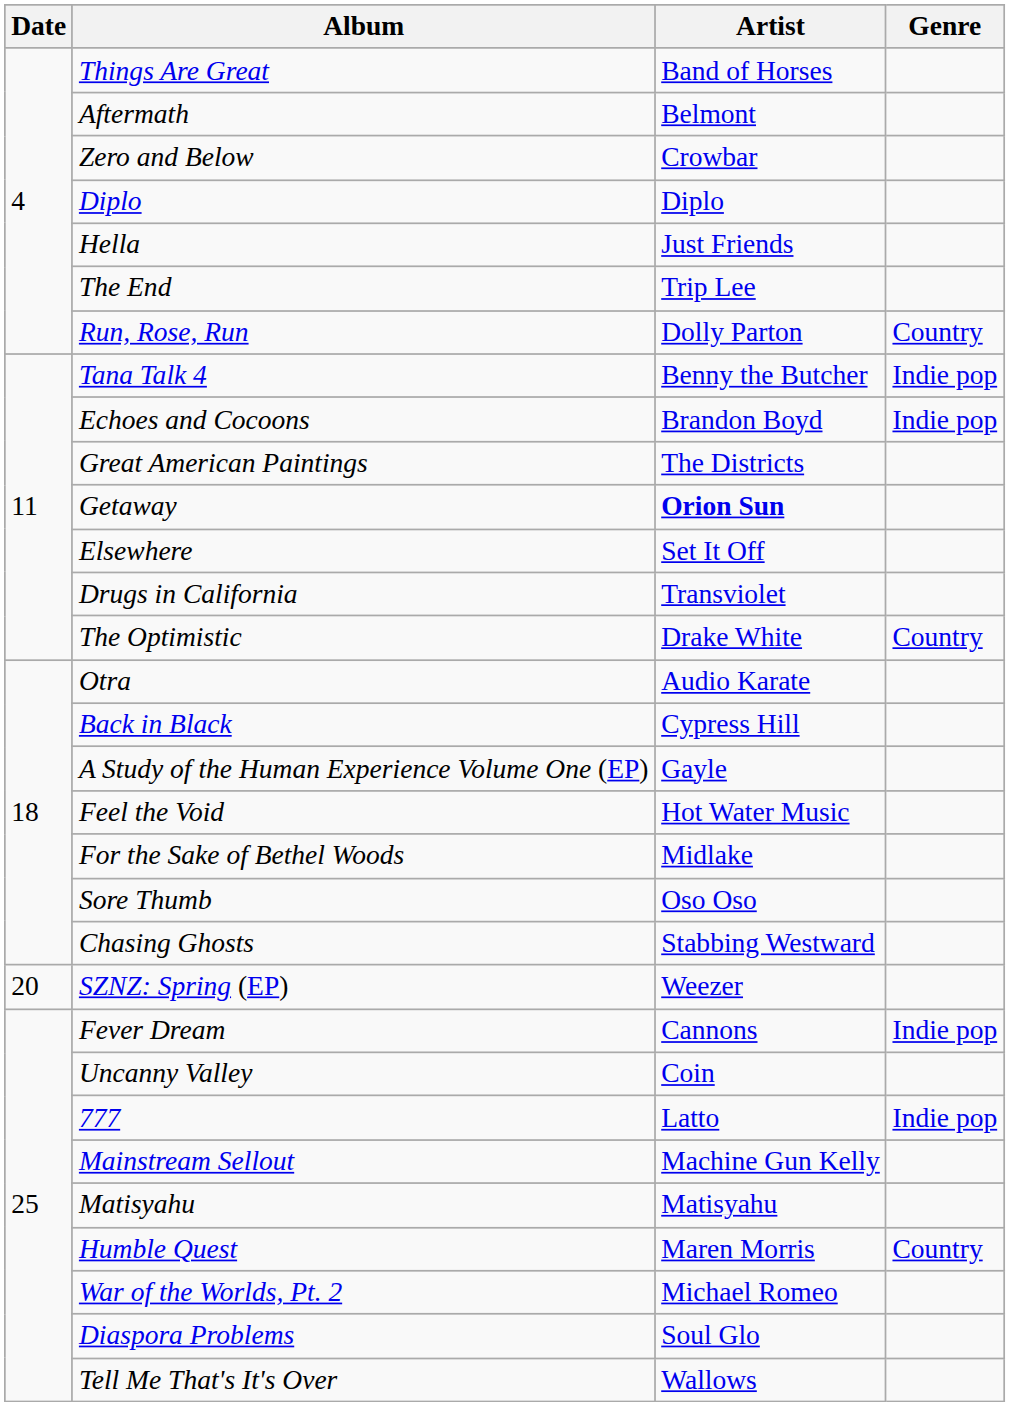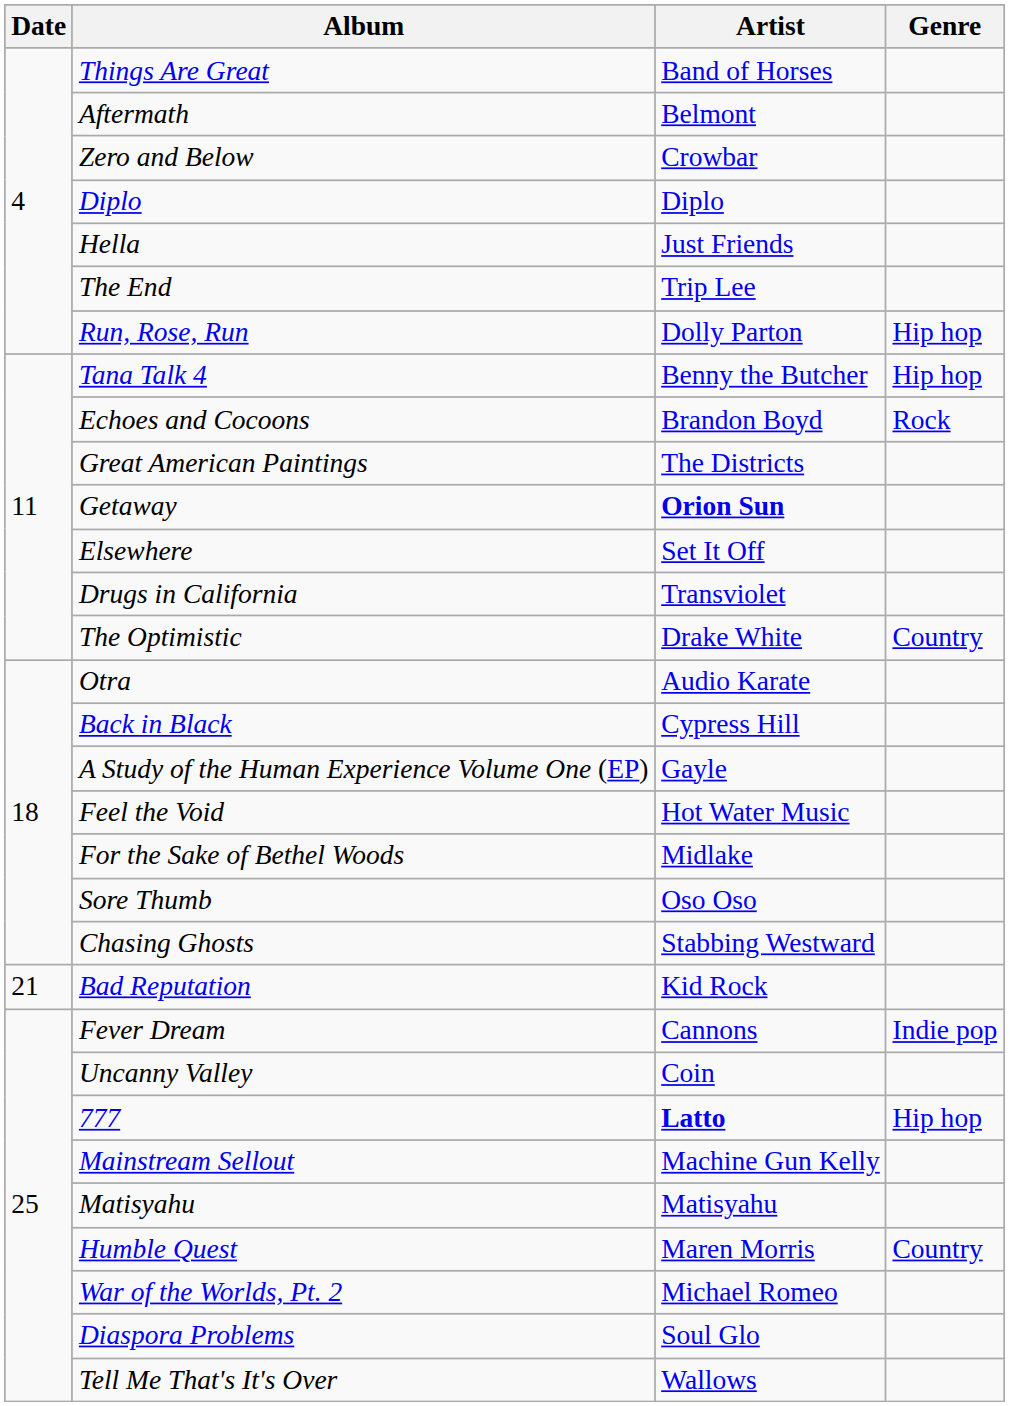(938, 331) Country -> (937, 331) Hip hop
(945, 375) Indie pop -> (937, 375) Hip hop
(945, 419) Indie pop -> (922, 419) Rock
- row: (184, 986)
+ row: (165, 986)
(690, 1117) normal -> (693, 1117) bold
(945, 1117) Indie pop -> (937, 1117) Hip hop
